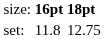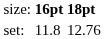(84, 29) 12.75 -> (84, 29) 12.76
